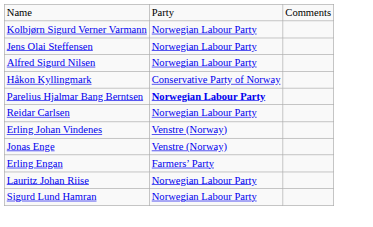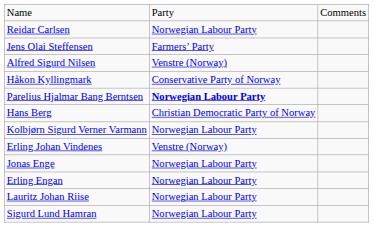rows swapped: (38, 113) <-> (77, 29)
(204, 46) Norwegian Labour Party -> (183, 46) Farmers’ Party
(204, 63) Norwegian Labour Party -> (189, 63) Venstre (Norway)
+ row: (29, 113)
(189, 146) Venstre (Norway) -> (204, 163) Norwegian Labour Party
(183, 163) Farmers’ Party -> (204, 180) Norwegian Labour Party
